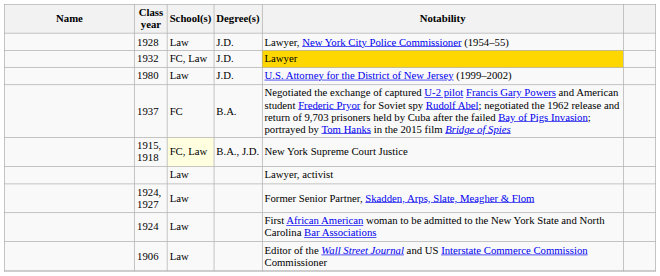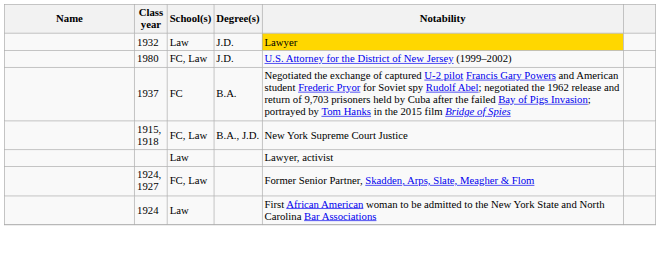- row: (148, 42)
(188, 59) FC, Law -> (179, 42) Law
(179, 76) Law -> (188, 59) FC, Law
(188, 152) lightyellow background -> (188, 135) no background
(179, 198) Law -> (188, 181) FC, Law
- row: (148, 256)
